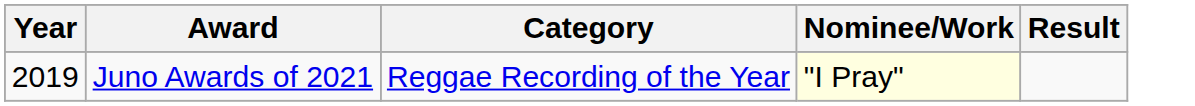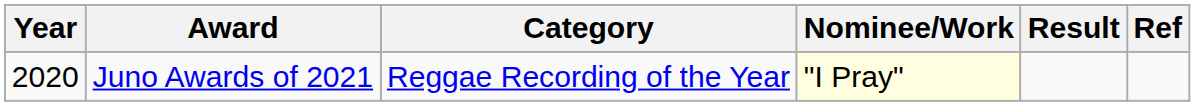+ column: (1158, 28)
(45, 76) 2019 -> (45, 76) 2020
